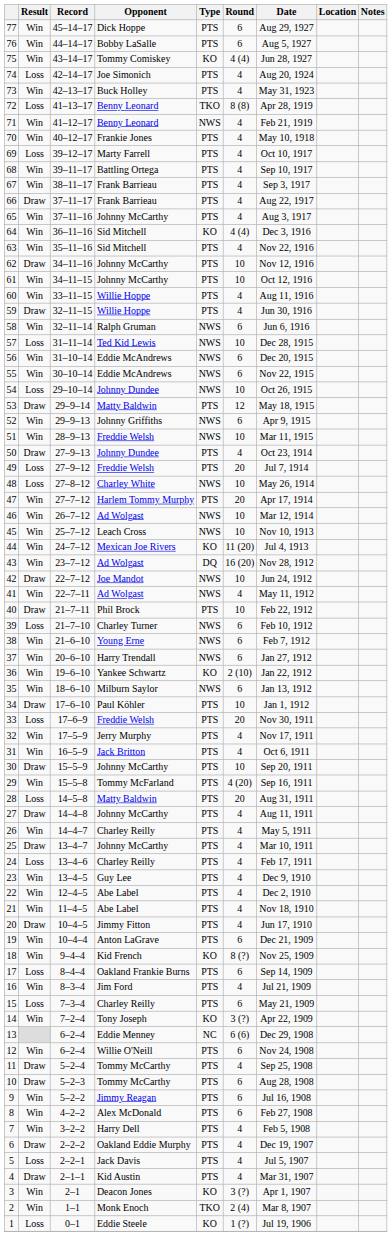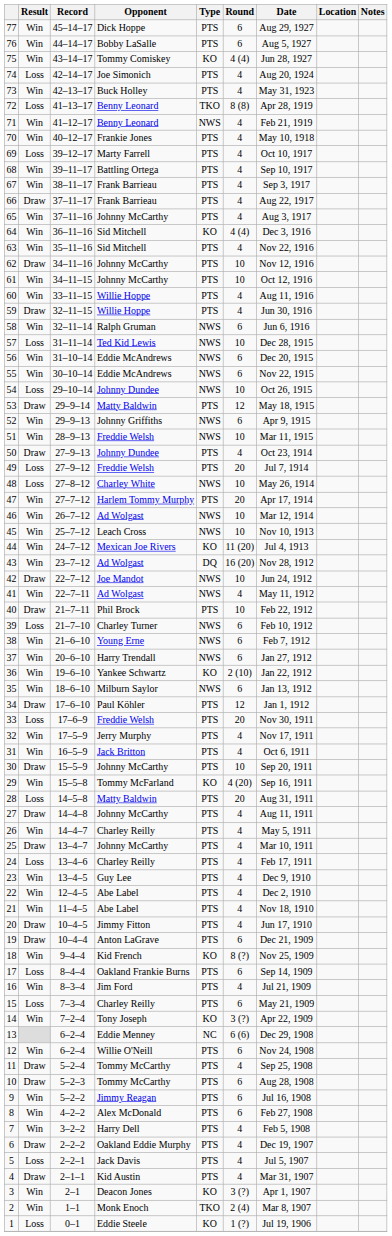(240, 704) 10 -> (240, 704) 12
(210, 783) PTS -> (210, 783) KO
(35, 940) Win -> (35, 940) Draw
